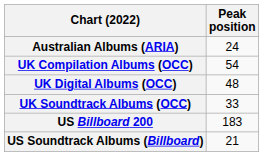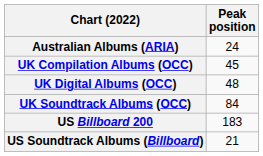(232, 65) 54 -> (232, 65) 45
(232, 103) 33 -> (232, 103) 84
